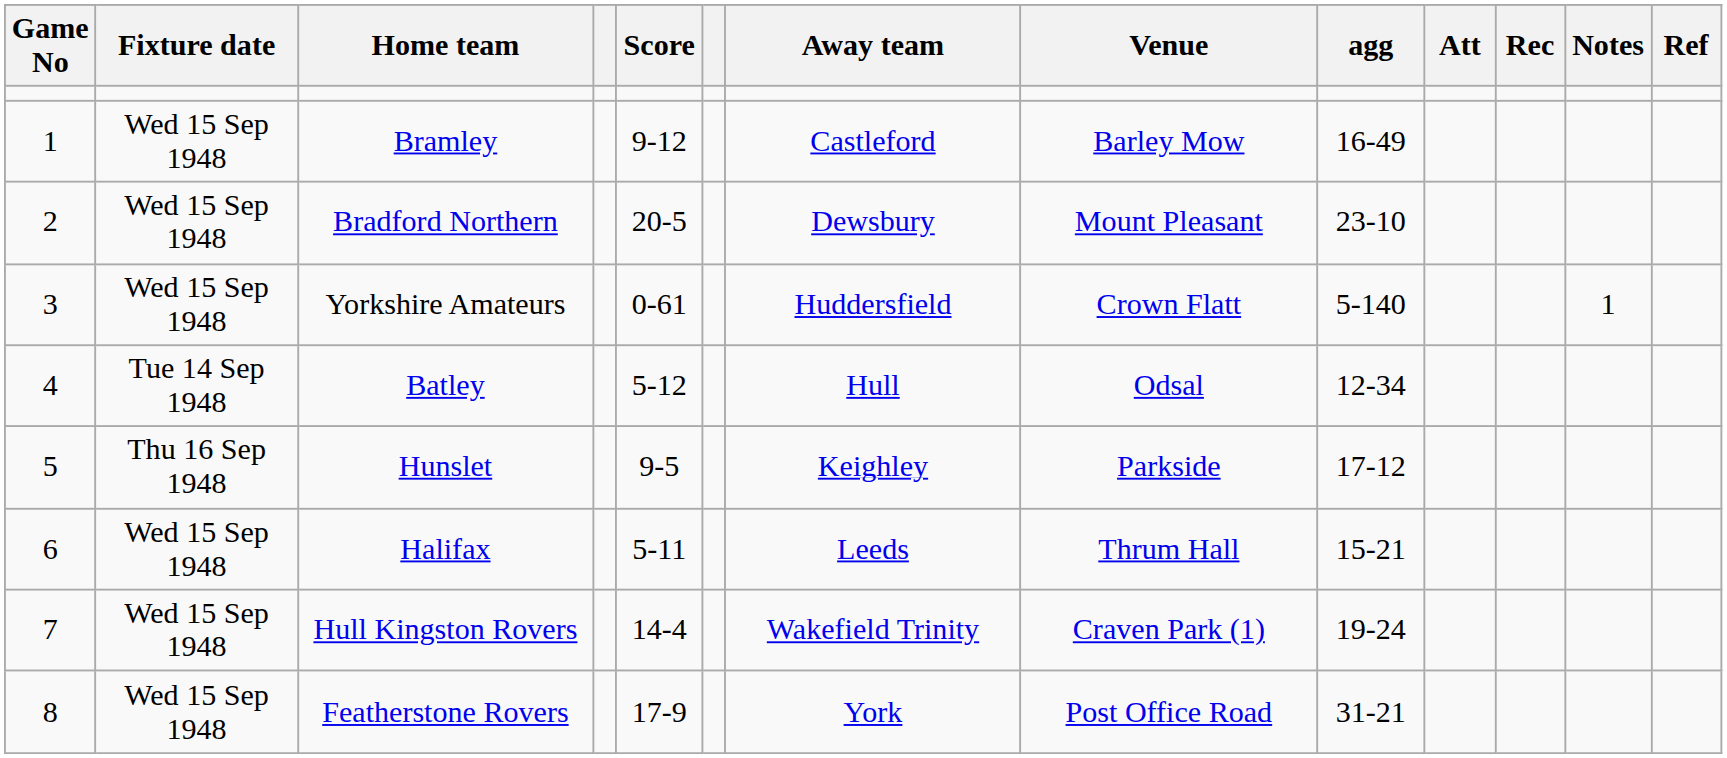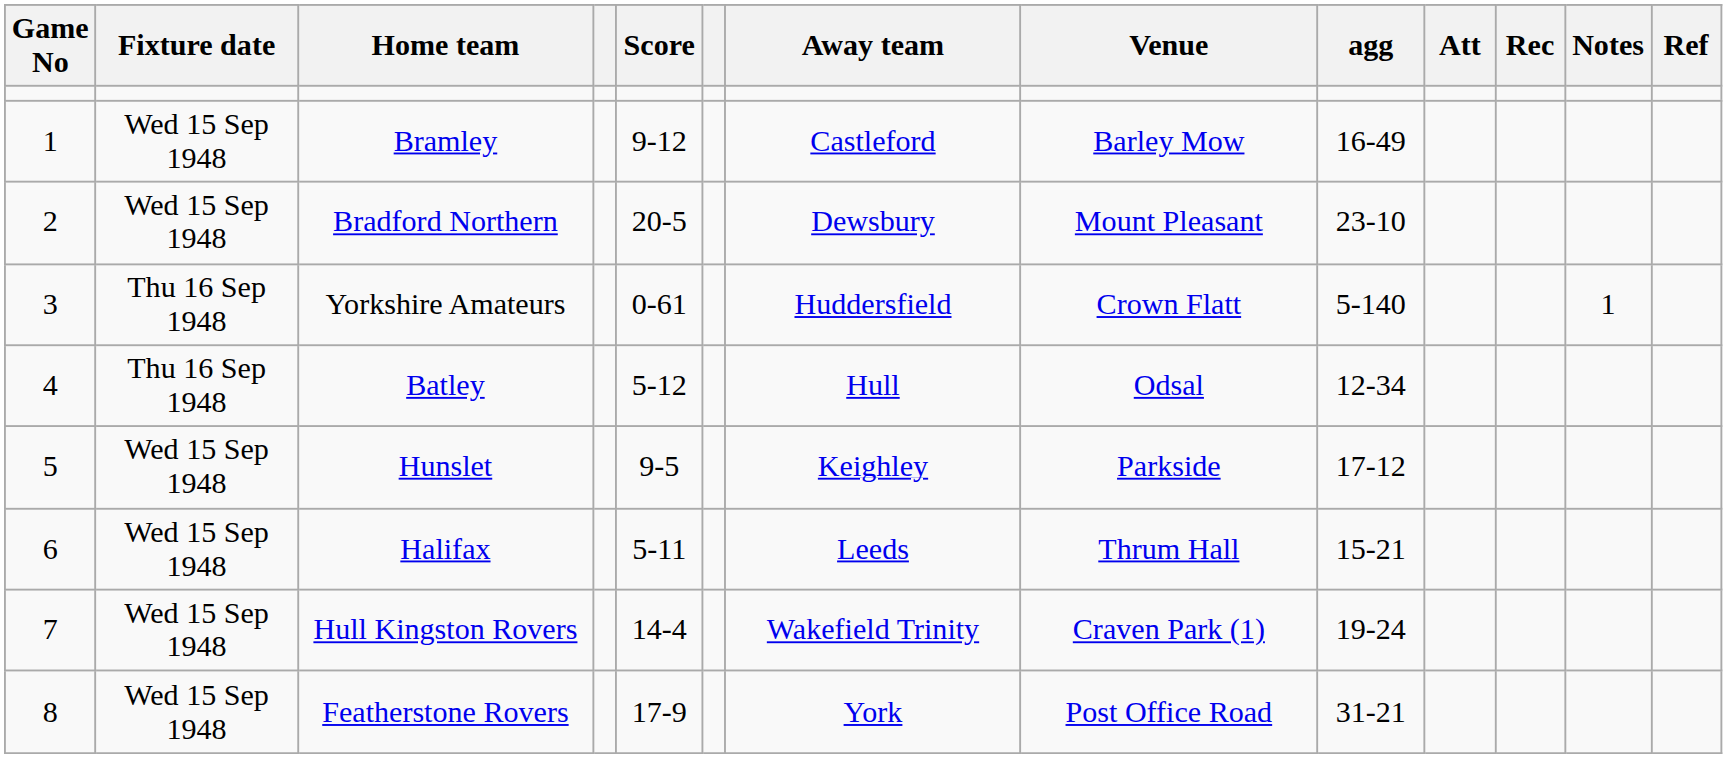(197, 303) Wed 15 Sep 1948 -> (197, 303) Thu 16 Sep 1948
(197, 385) Tue 14 Sep 1948 -> (197, 385) Thu 16 Sep 1948
(197, 466) Thu 16 Sep 1948 -> (197, 466) Wed 15 Sep 1948
